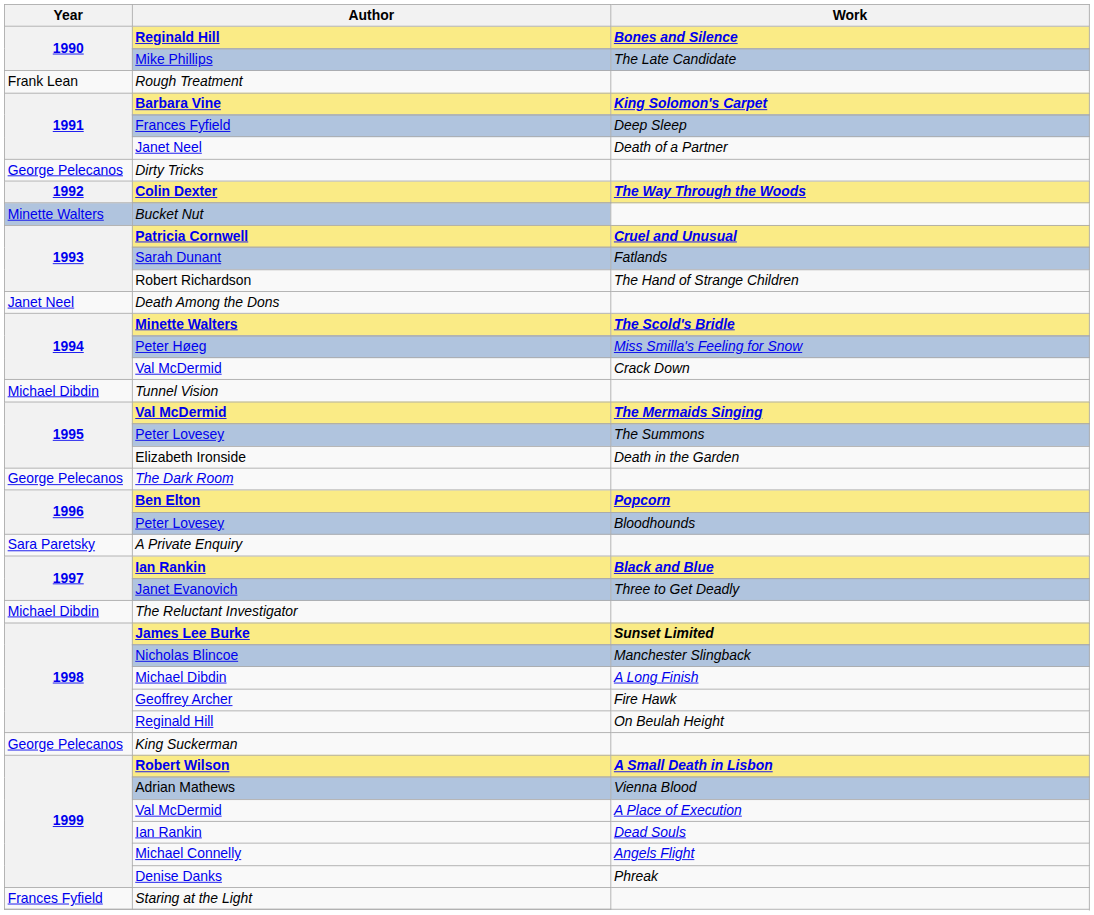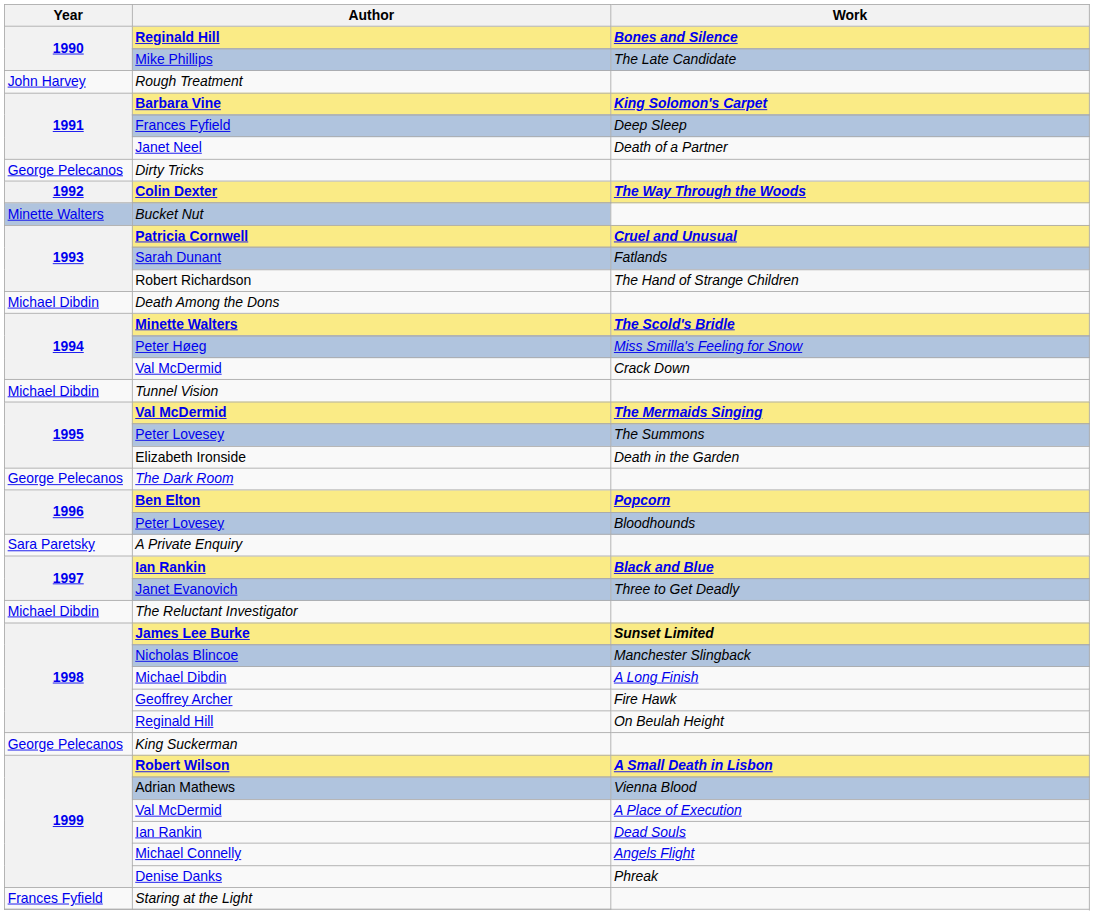(43, 81) Frank Lean -> (47, 81) John Harvey
(41, 302) Janet Neel -> (53, 302) Michael Dibdin
